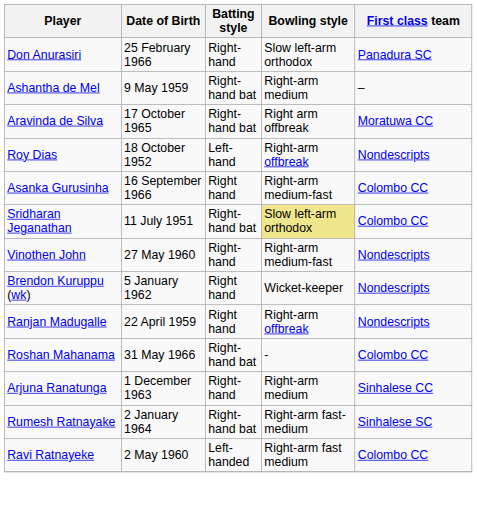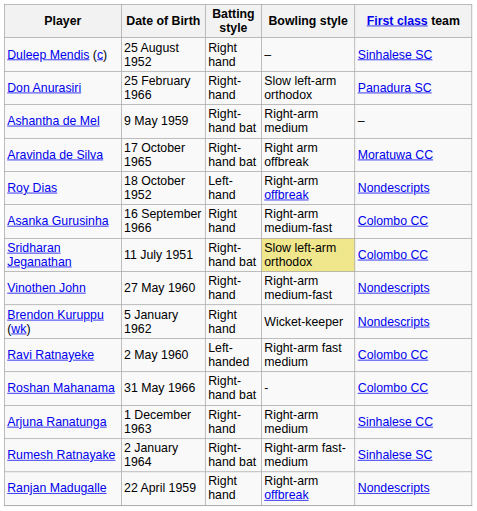+ row: (57, 54)
rows swapped: (57, 321) <-> (51, 455)
